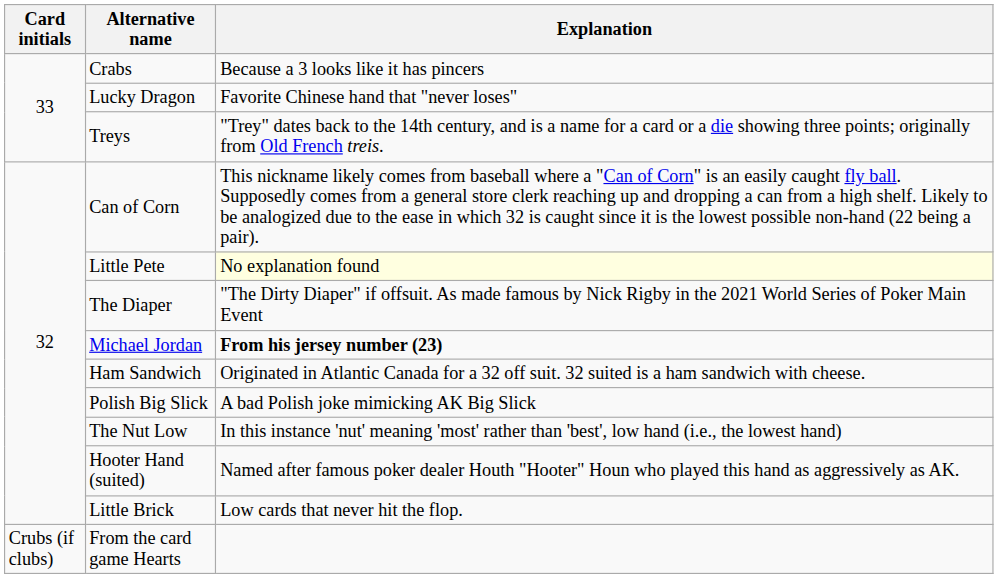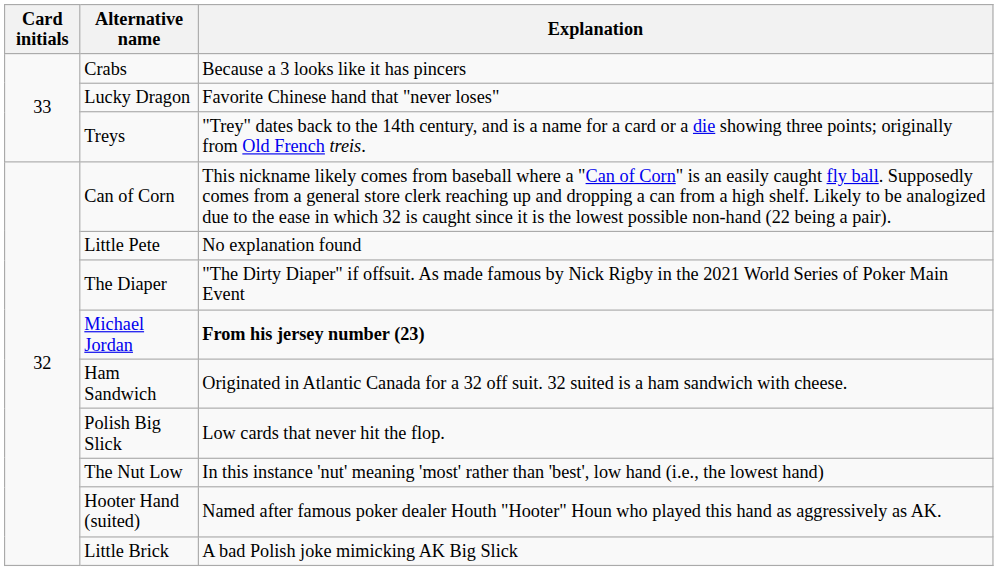(300, 266) lightyellow background -> (282, 245) no background
(378, 402) A bad Polish joke mimicking AK Big Slick -> (324, 433) Low cards that never hit the flop.
(342, 509) Low cards that never hit the flop. -> (360, 550) A bad Polish joke mimicking AK Big Slick
- row: (140, 548)
